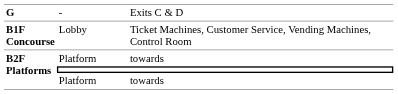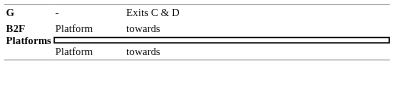- row: (73, 29)
